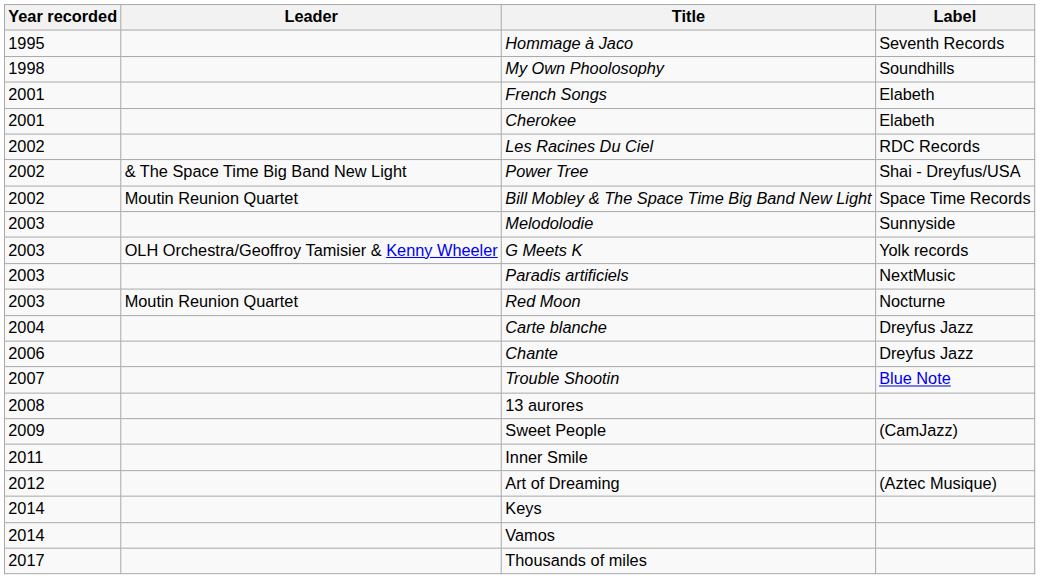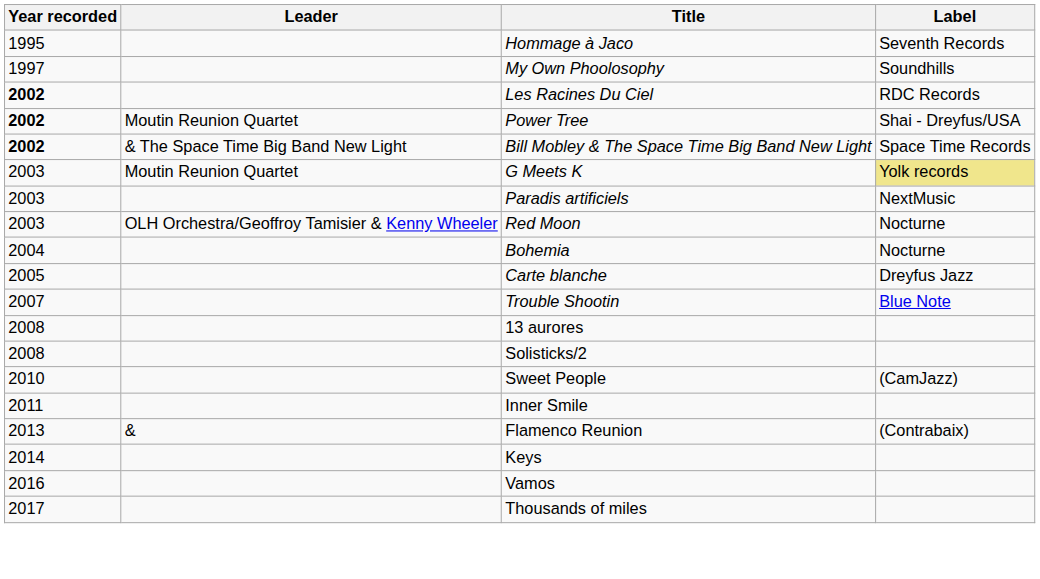(26, 69) 1998 -> (26, 69) 1997
- row: (556, 95)
- row: (541, 120)
(26, 146) normal -> (26, 95) bold
(26, 172) normal -> (26, 120) bold
(266, 172) & The Space Time Big Band New Light -> (211, 120) Moutin Reunion Quartet
(26, 198) normal -> (26, 146) bold
(211, 198) Moutin Reunion Quartet -> (266, 146) & The Space Time Big Band New Light
- row: (549, 224)
(311, 250) OLH Orchestra/Geoffroy Tamisier & Kenny Wheeler -> (211, 172) Moutin Reunion Quartet
(924, 250) no background -> (924, 172) khaki background
(211, 302) Moutin Reunion Quartet -> (311, 224) OLH Orchestra/Geoffroy Tamisier & Kenny Wheeler
+ row: (537, 250)
(26, 328) 2004 -> (26, 276) 2005
- row: (532, 353)
+ row: (546, 353)
(26, 431) 2009 -> (26, 379) 2010
- row: (562, 483)
+ row: (574, 431)
(26, 535) 2014 -> (26, 483) 2016
